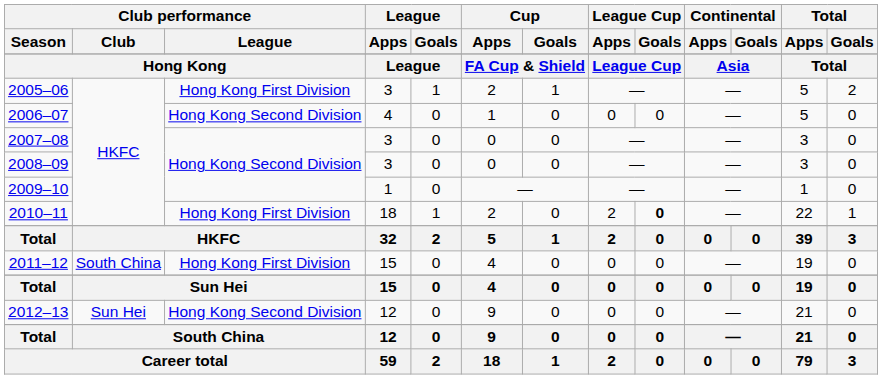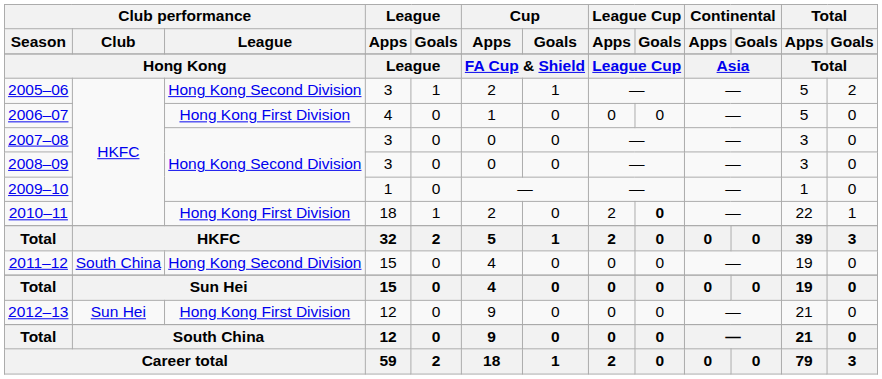(265, 90) Hong Kong First Division -> (265, 90) Hong Kong Second Division
(265, 115) Hong Kong Second Division -> (265, 115) Hong Kong First Division
(265, 262) Hong Kong First Division -> (265, 262) Hong Kong Second Division
(265, 312) Hong Kong Second Division -> (265, 312) Hong Kong First Division
